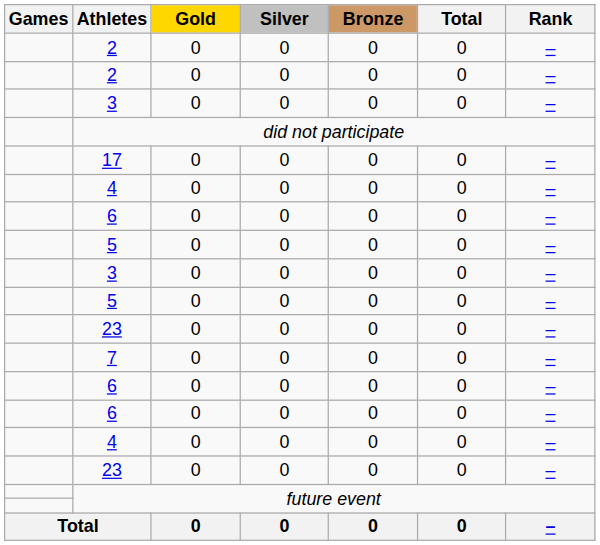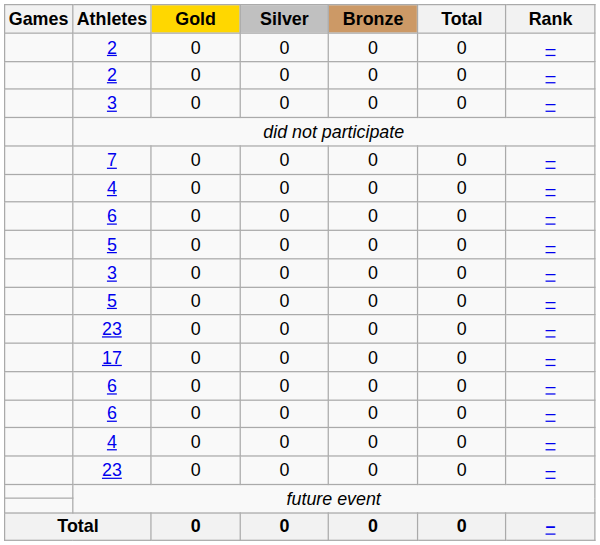rows swapped: (112, 358) <-> (112, 160)
